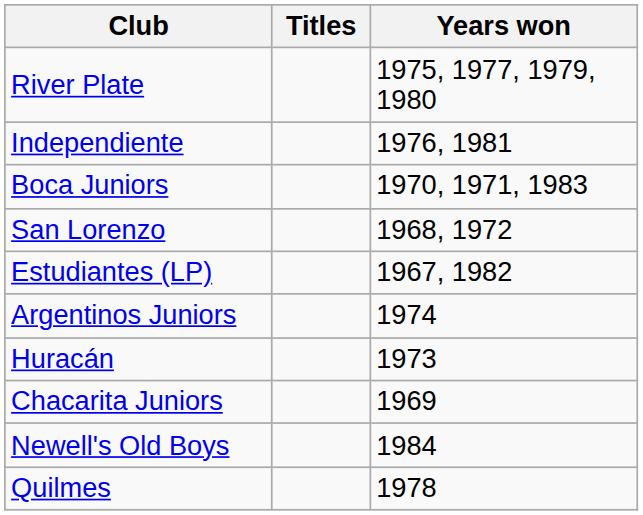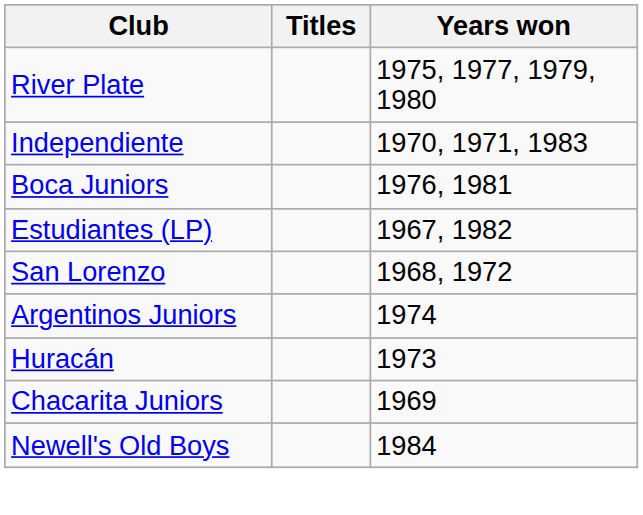(444, 142) 1976, 1981 -> (482, 142) 1970, 1971, 1983
(482, 186) 1970, 1971, 1983 -> (444, 186) 1976, 1981
rows swapped: (112, 272) <-> (88, 229)
- row: (61, 488)
